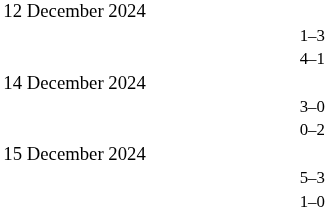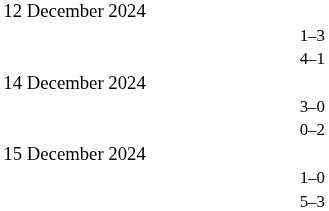rows swapped: (130, 178) <-> (130, 202)
